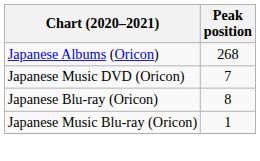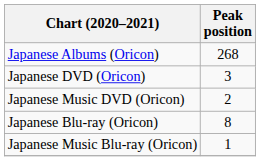+ row: (77, 76)
(228, 76) 7 -> (228, 99) 2
